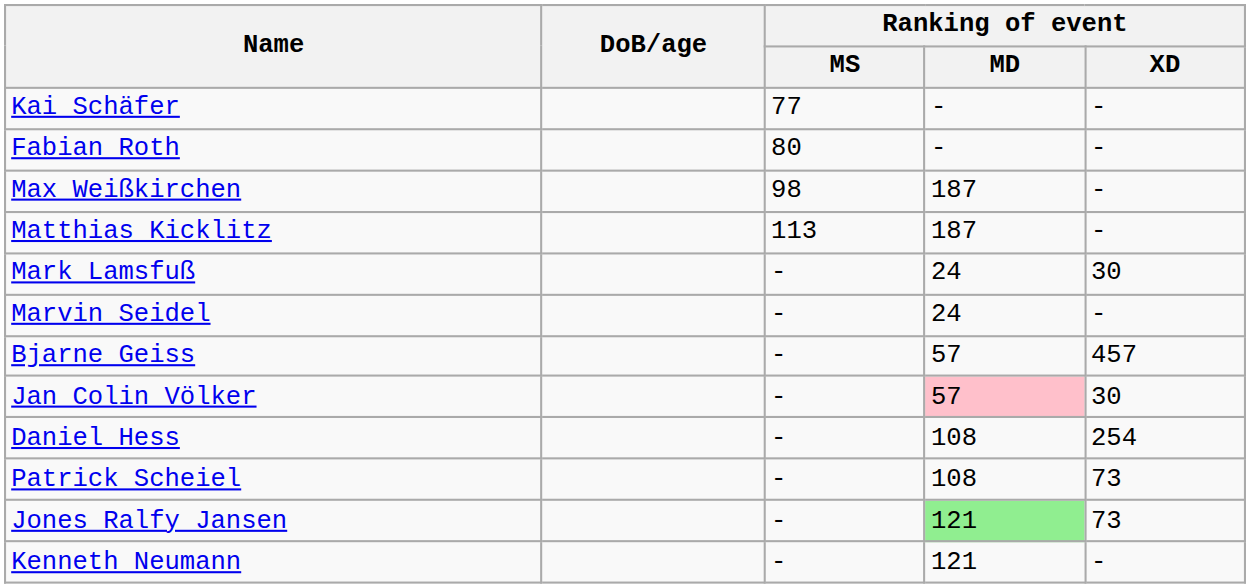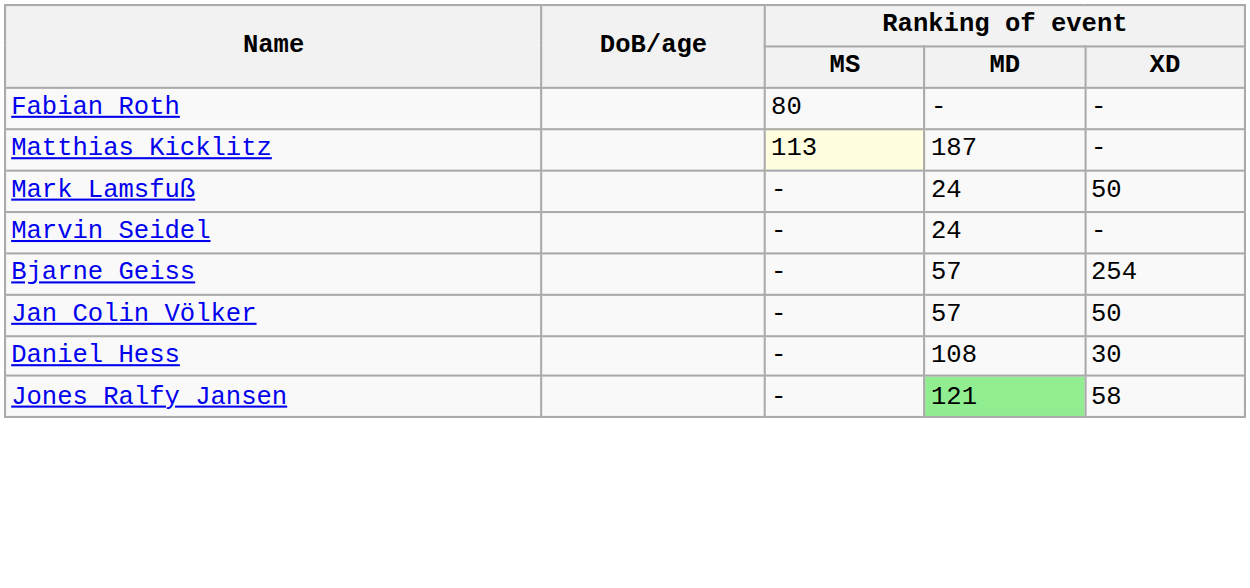- row: (96, 109)
- row: (126, 191)
(794, 232) no background -> (794, 150) lightyellow background
(1106, 274) 30 -> (1106, 191) 50
(1114, 356) 457 -> (1114, 274) 254
(946, 397) pink background -> (946, 315) no background
(1106, 397) 30 -> (1106, 315) 50
(1114, 439) 254 -> (1106, 356) 30
- row: (126, 480)
(1106, 521) 73 -> (1106, 397) 58
- row: (126, 563)
